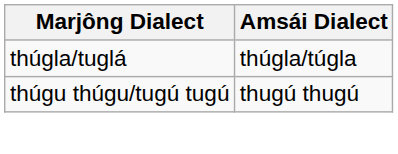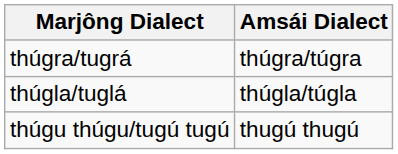+ row: (71, 58)
